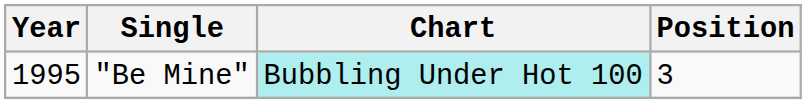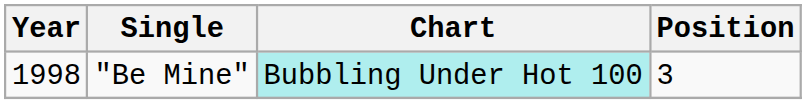(46, 75) 1995 -> (46, 75) 1998
